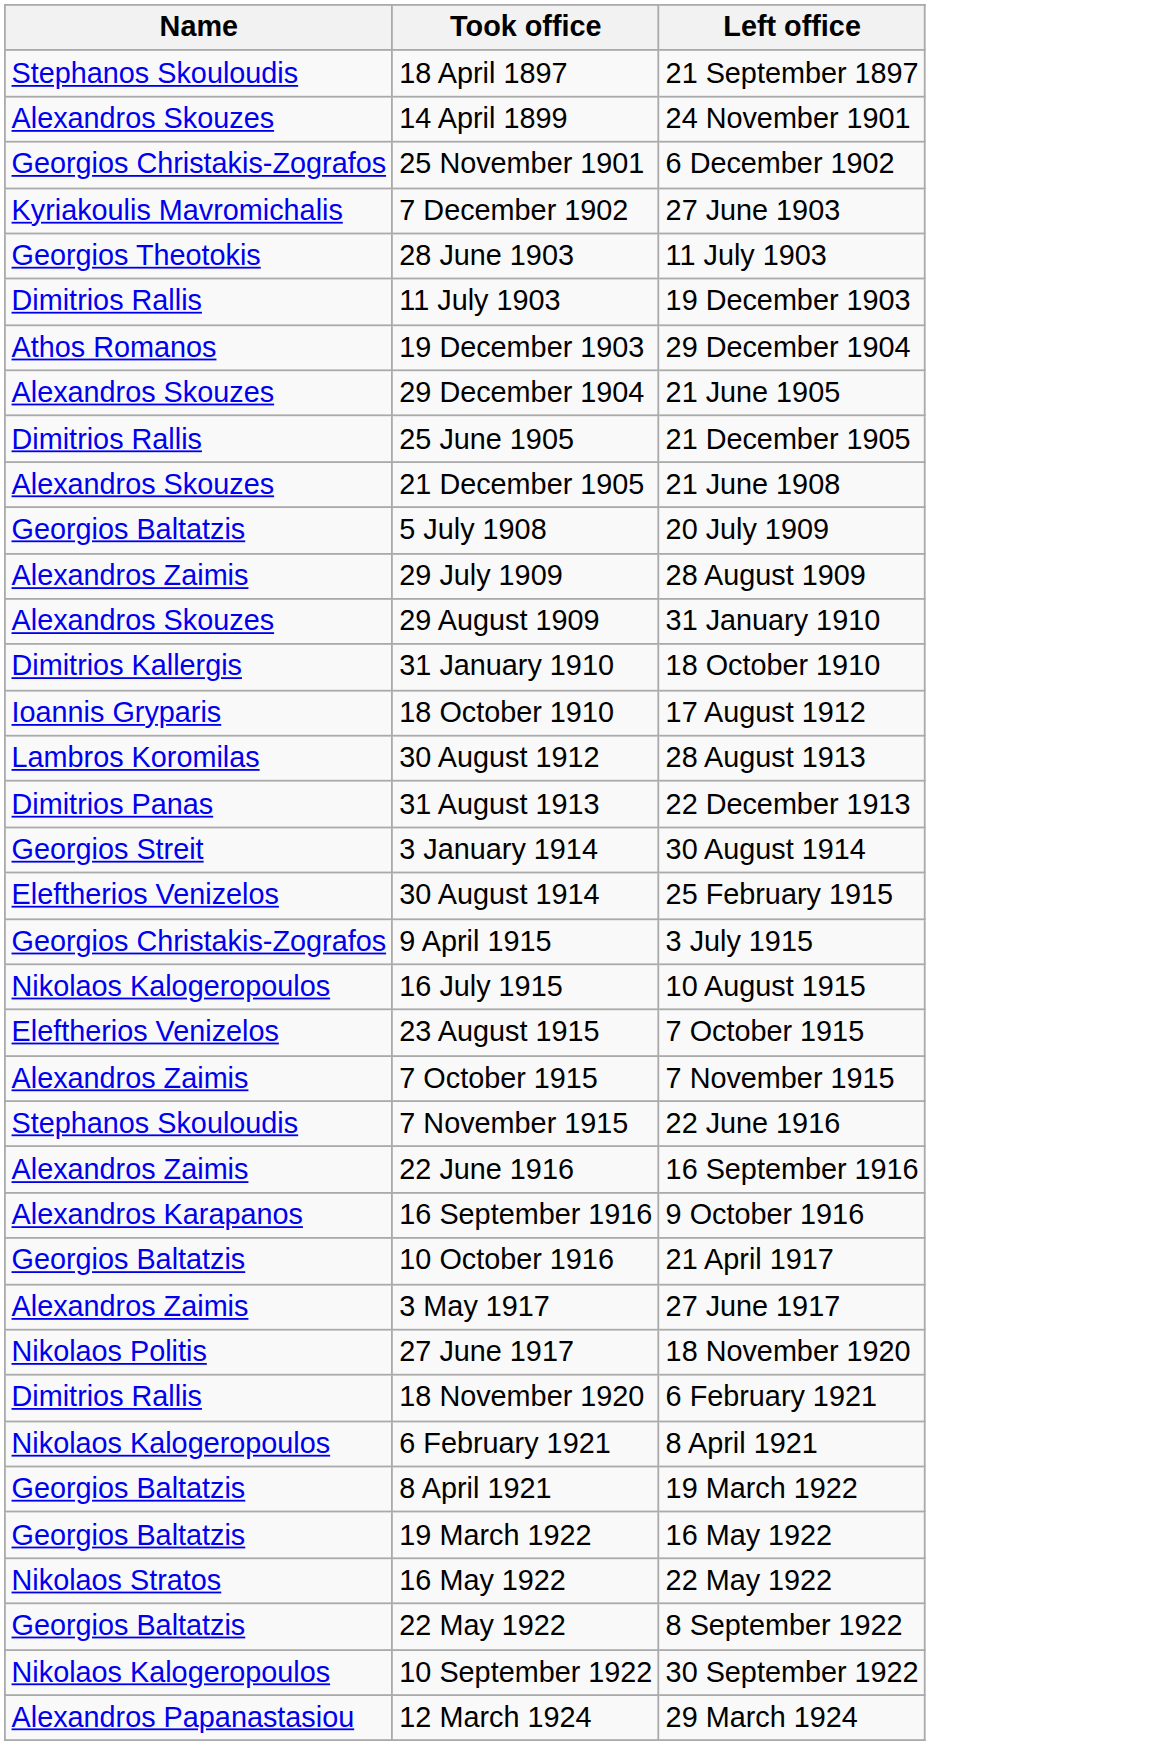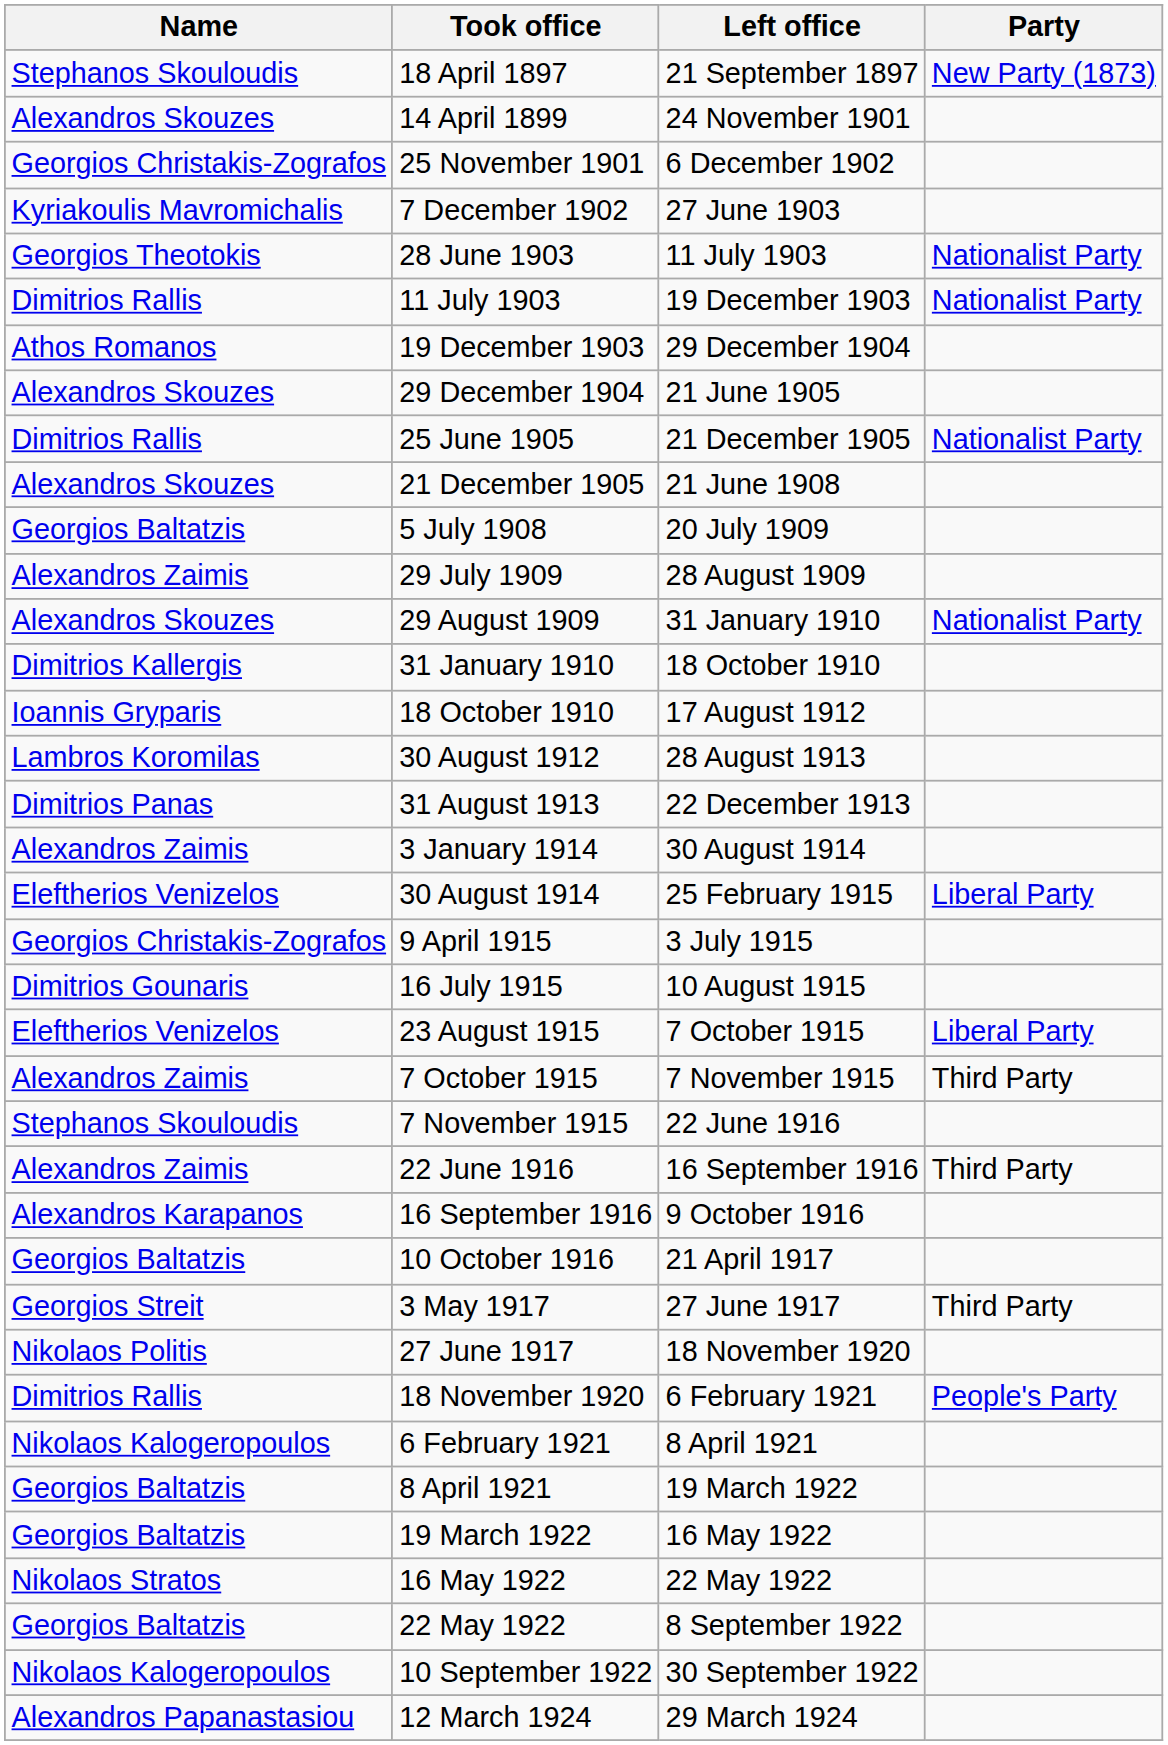+ column: (1044, 27)
(108, 849) Georgios Streit -> (130, 849) Alexandros Zaimis
(171, 986) Nikolaos Kalogeropoulos -> (130, 986) Dimitrios Gounaris
(130, 1306) Alexandros Zaimis -> (108, 1306) Georgios Streit
